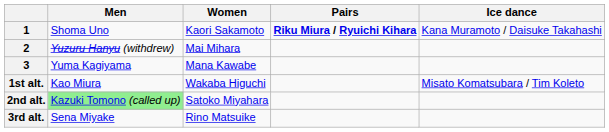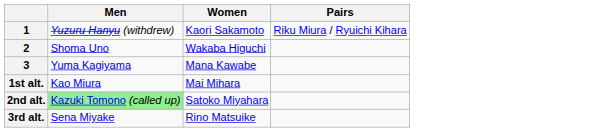- column: (512, 13)
(80, 30) Shoma Uno -> (112, 30) Yuzuru Hanyu (withdrew)
(345, 30) bold -> (340, 30) normal
(112, 48) Yuzuru Hanyu (withdrew) -> (80, 48) Shoma Uno
(213, 48) Mai Mihara -> (226, 48) Wakaba Higuchi
(226, 83) Wakaba Higuchi -> (213, 83) Mai Mihara
